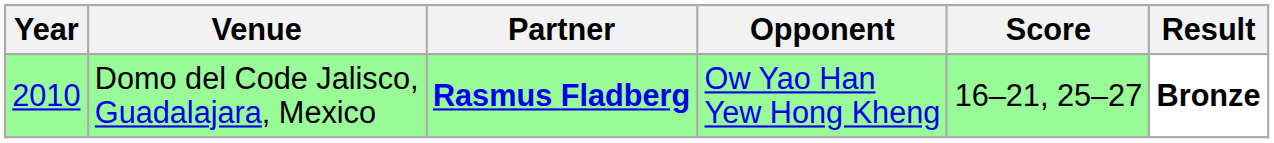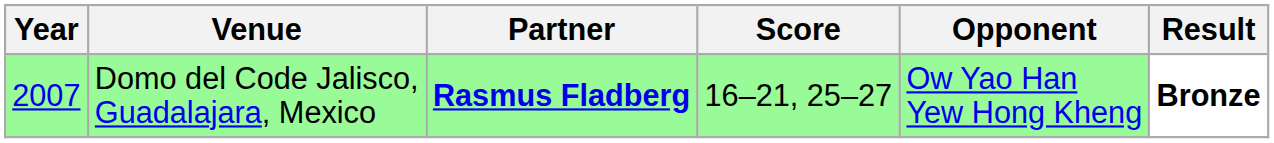columns swapped: (822, 30) <-> (1048, 30)
(46, 95) 2010 -> (46, 95) 2007
